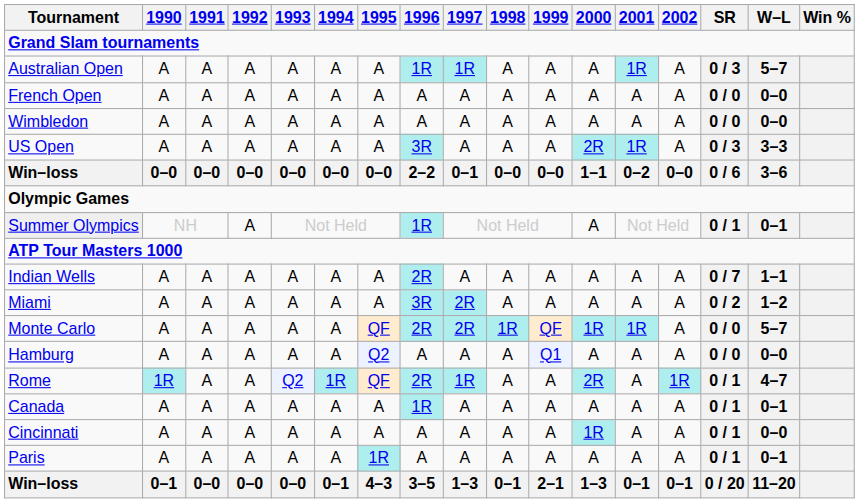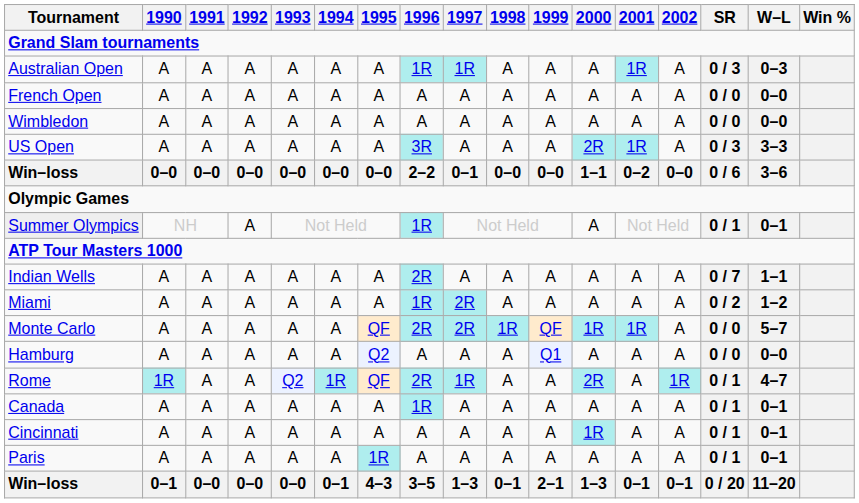(774, 68) 5–7 -> (774, 68) 0–3
(422, 302) 3R -> (422, 302) 1R
(774, 432) 0–0 -> (774, 432) 0–1
